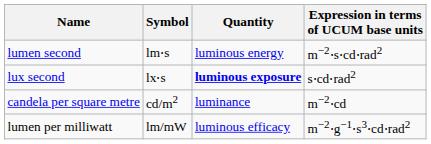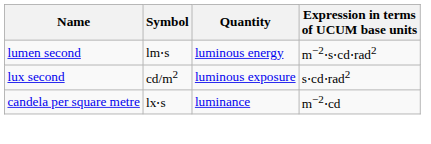(156, 77) lx⋅s -> (162, 77) cd/m2
(248, 77) bold -> (245, 77) normal
(162, 102) cd/m2 -> (156, 102) lx⋅s
- row: (60, 126)
